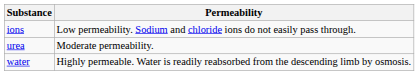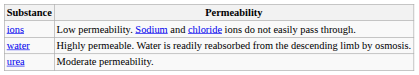rows swapped: (16, 45) <-> (18, 62)
